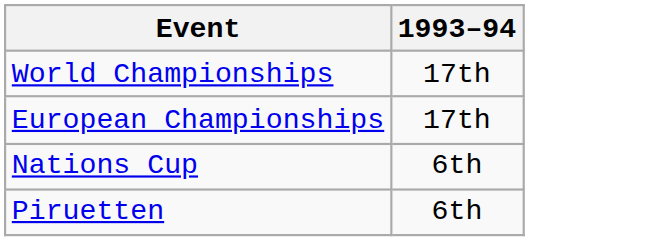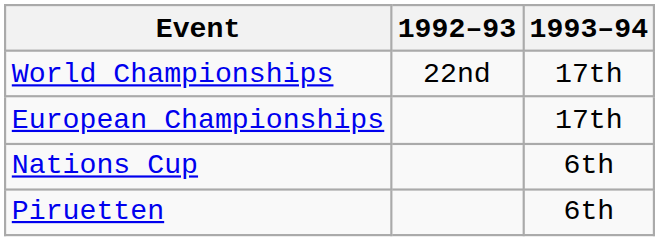+ column: (457, 28)
